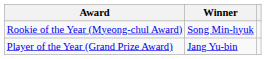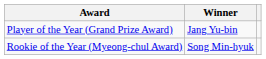rows swapped: (90, 46) <-> (95, 29)
